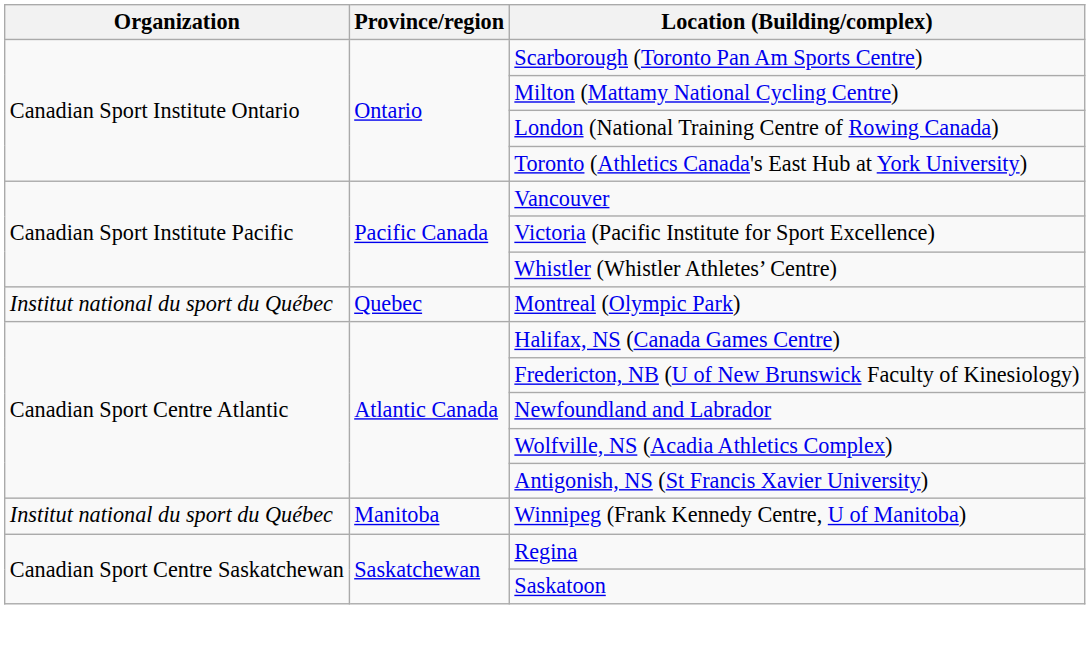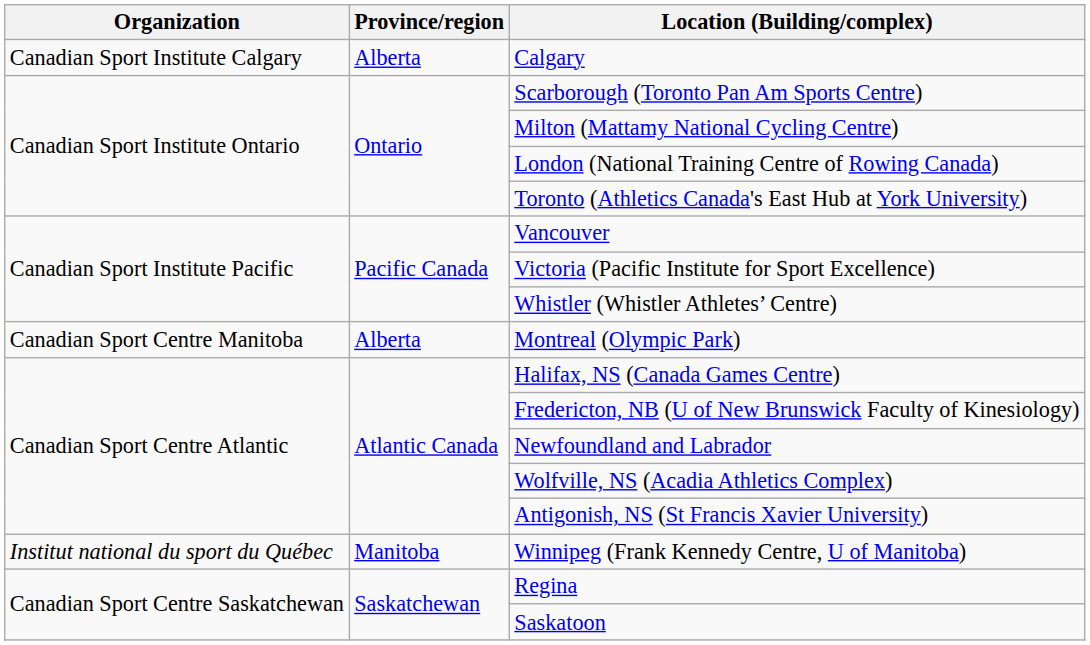+ row: (550, 57)
(171, 304) Institut national du sport du Québec -> (157, 339) Canadian Sport Centre Manitoba
(388, 304) Quebec -> (388, 339) Alberta
